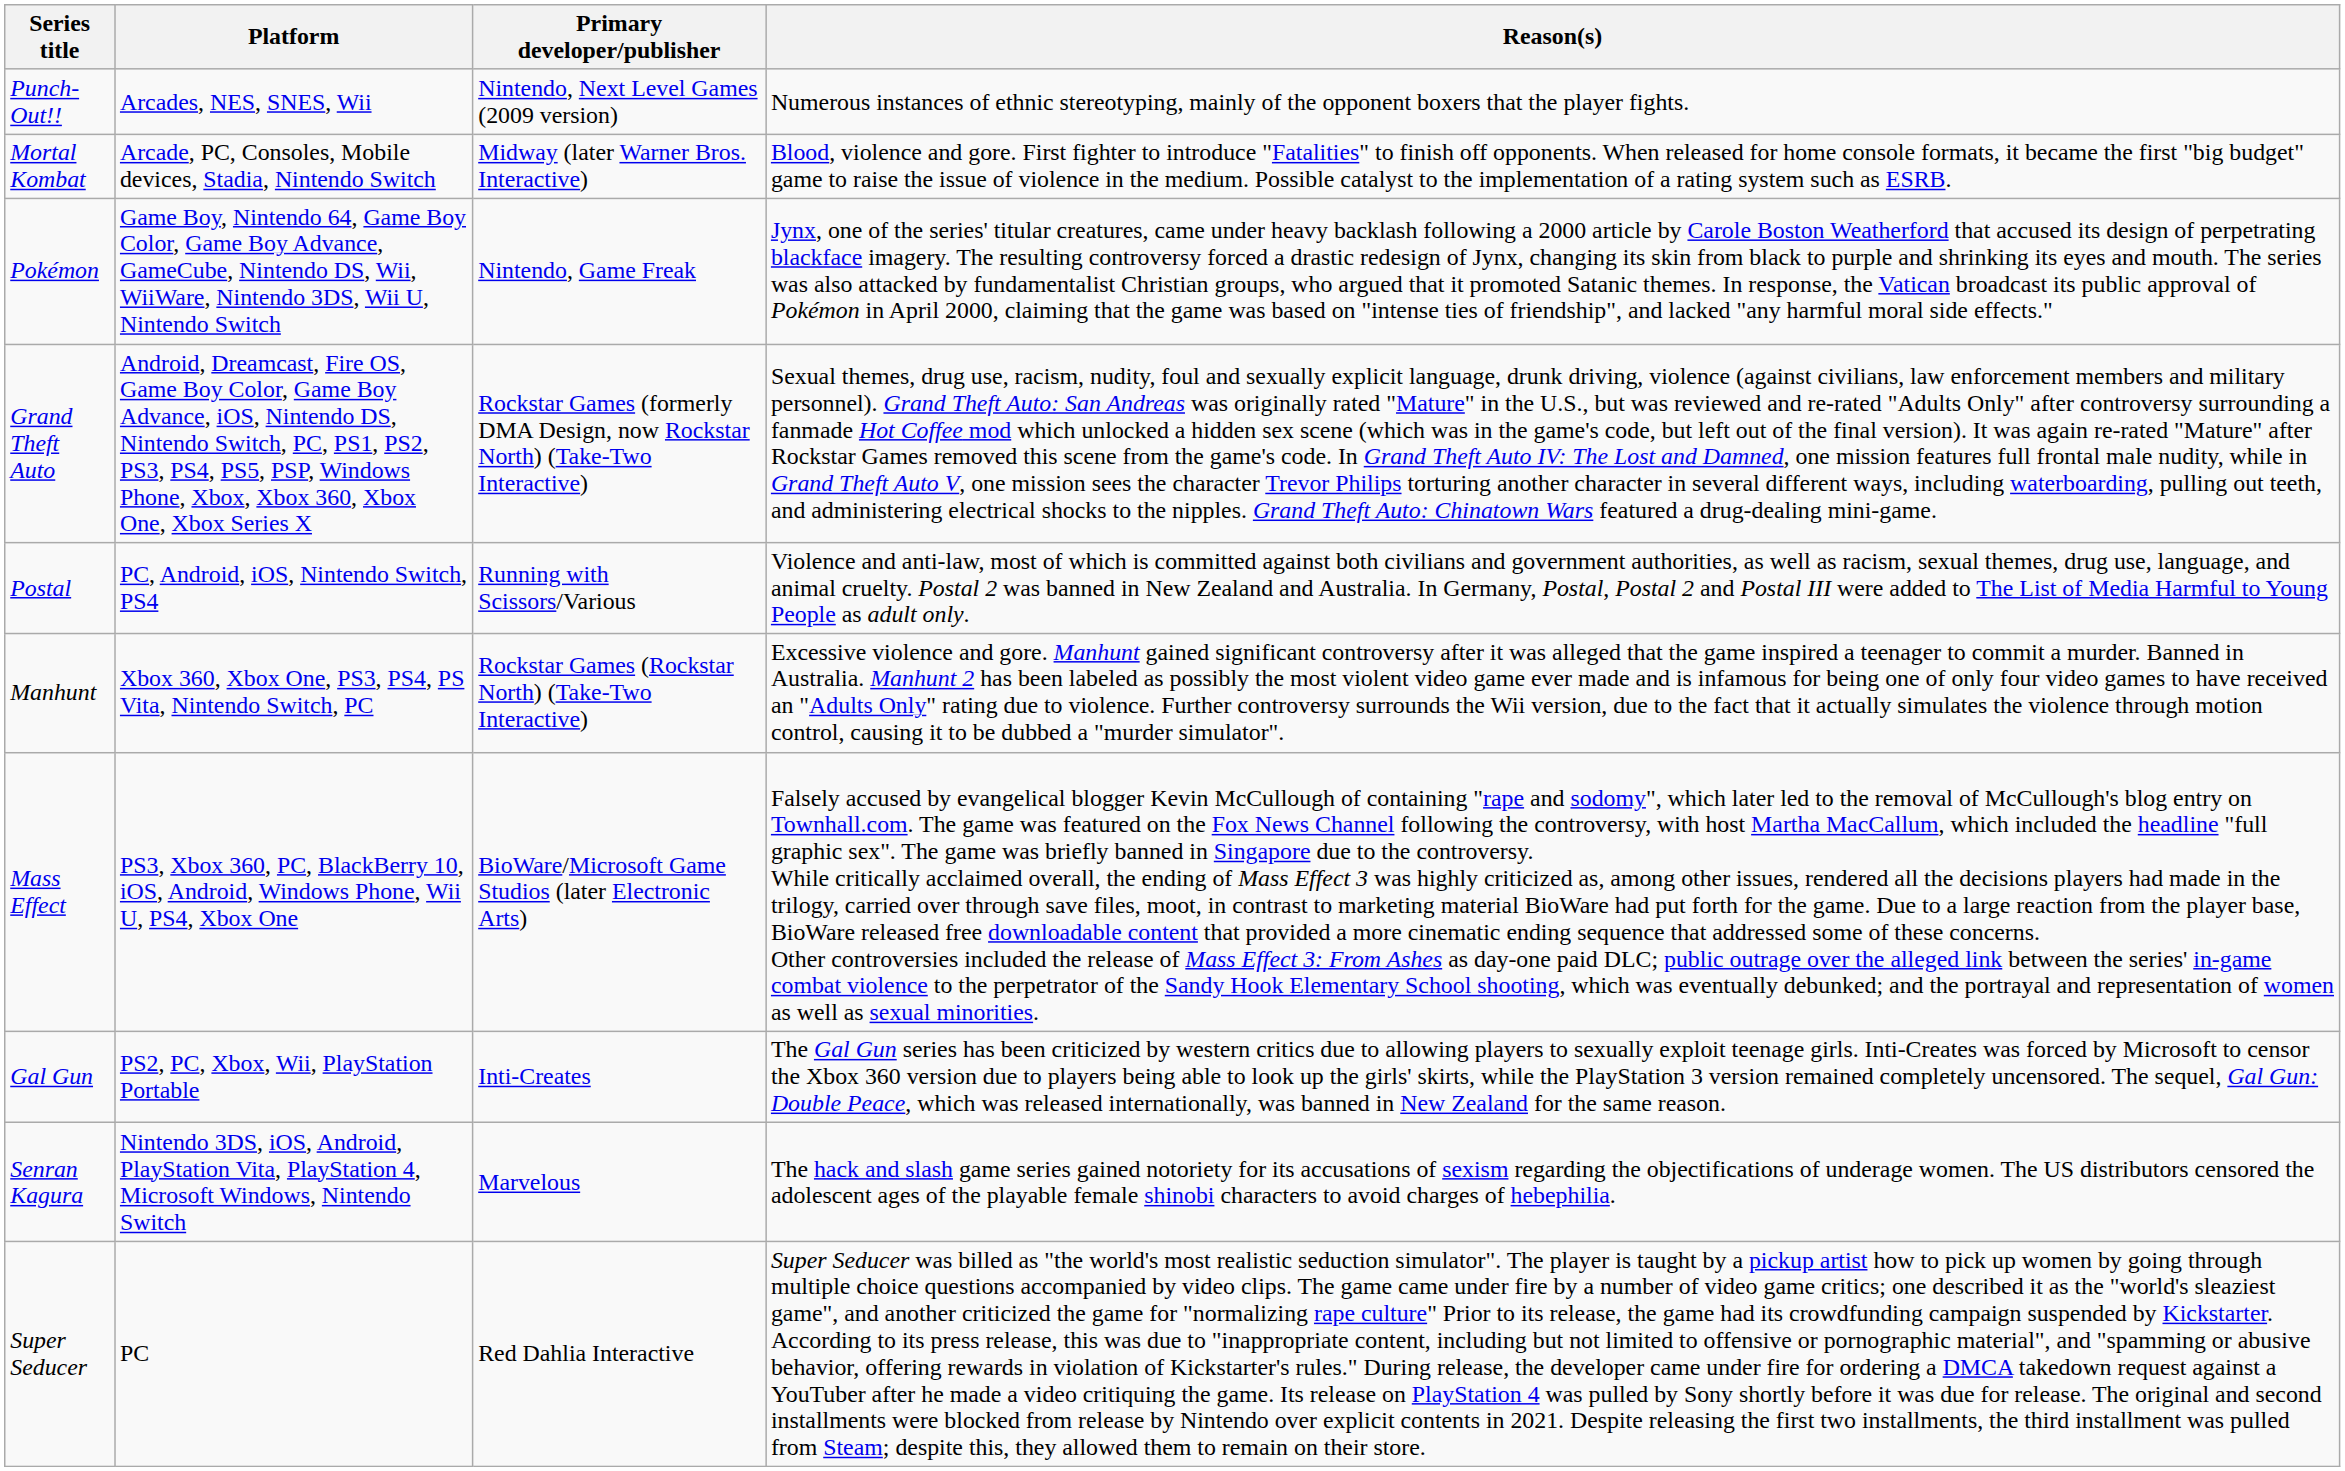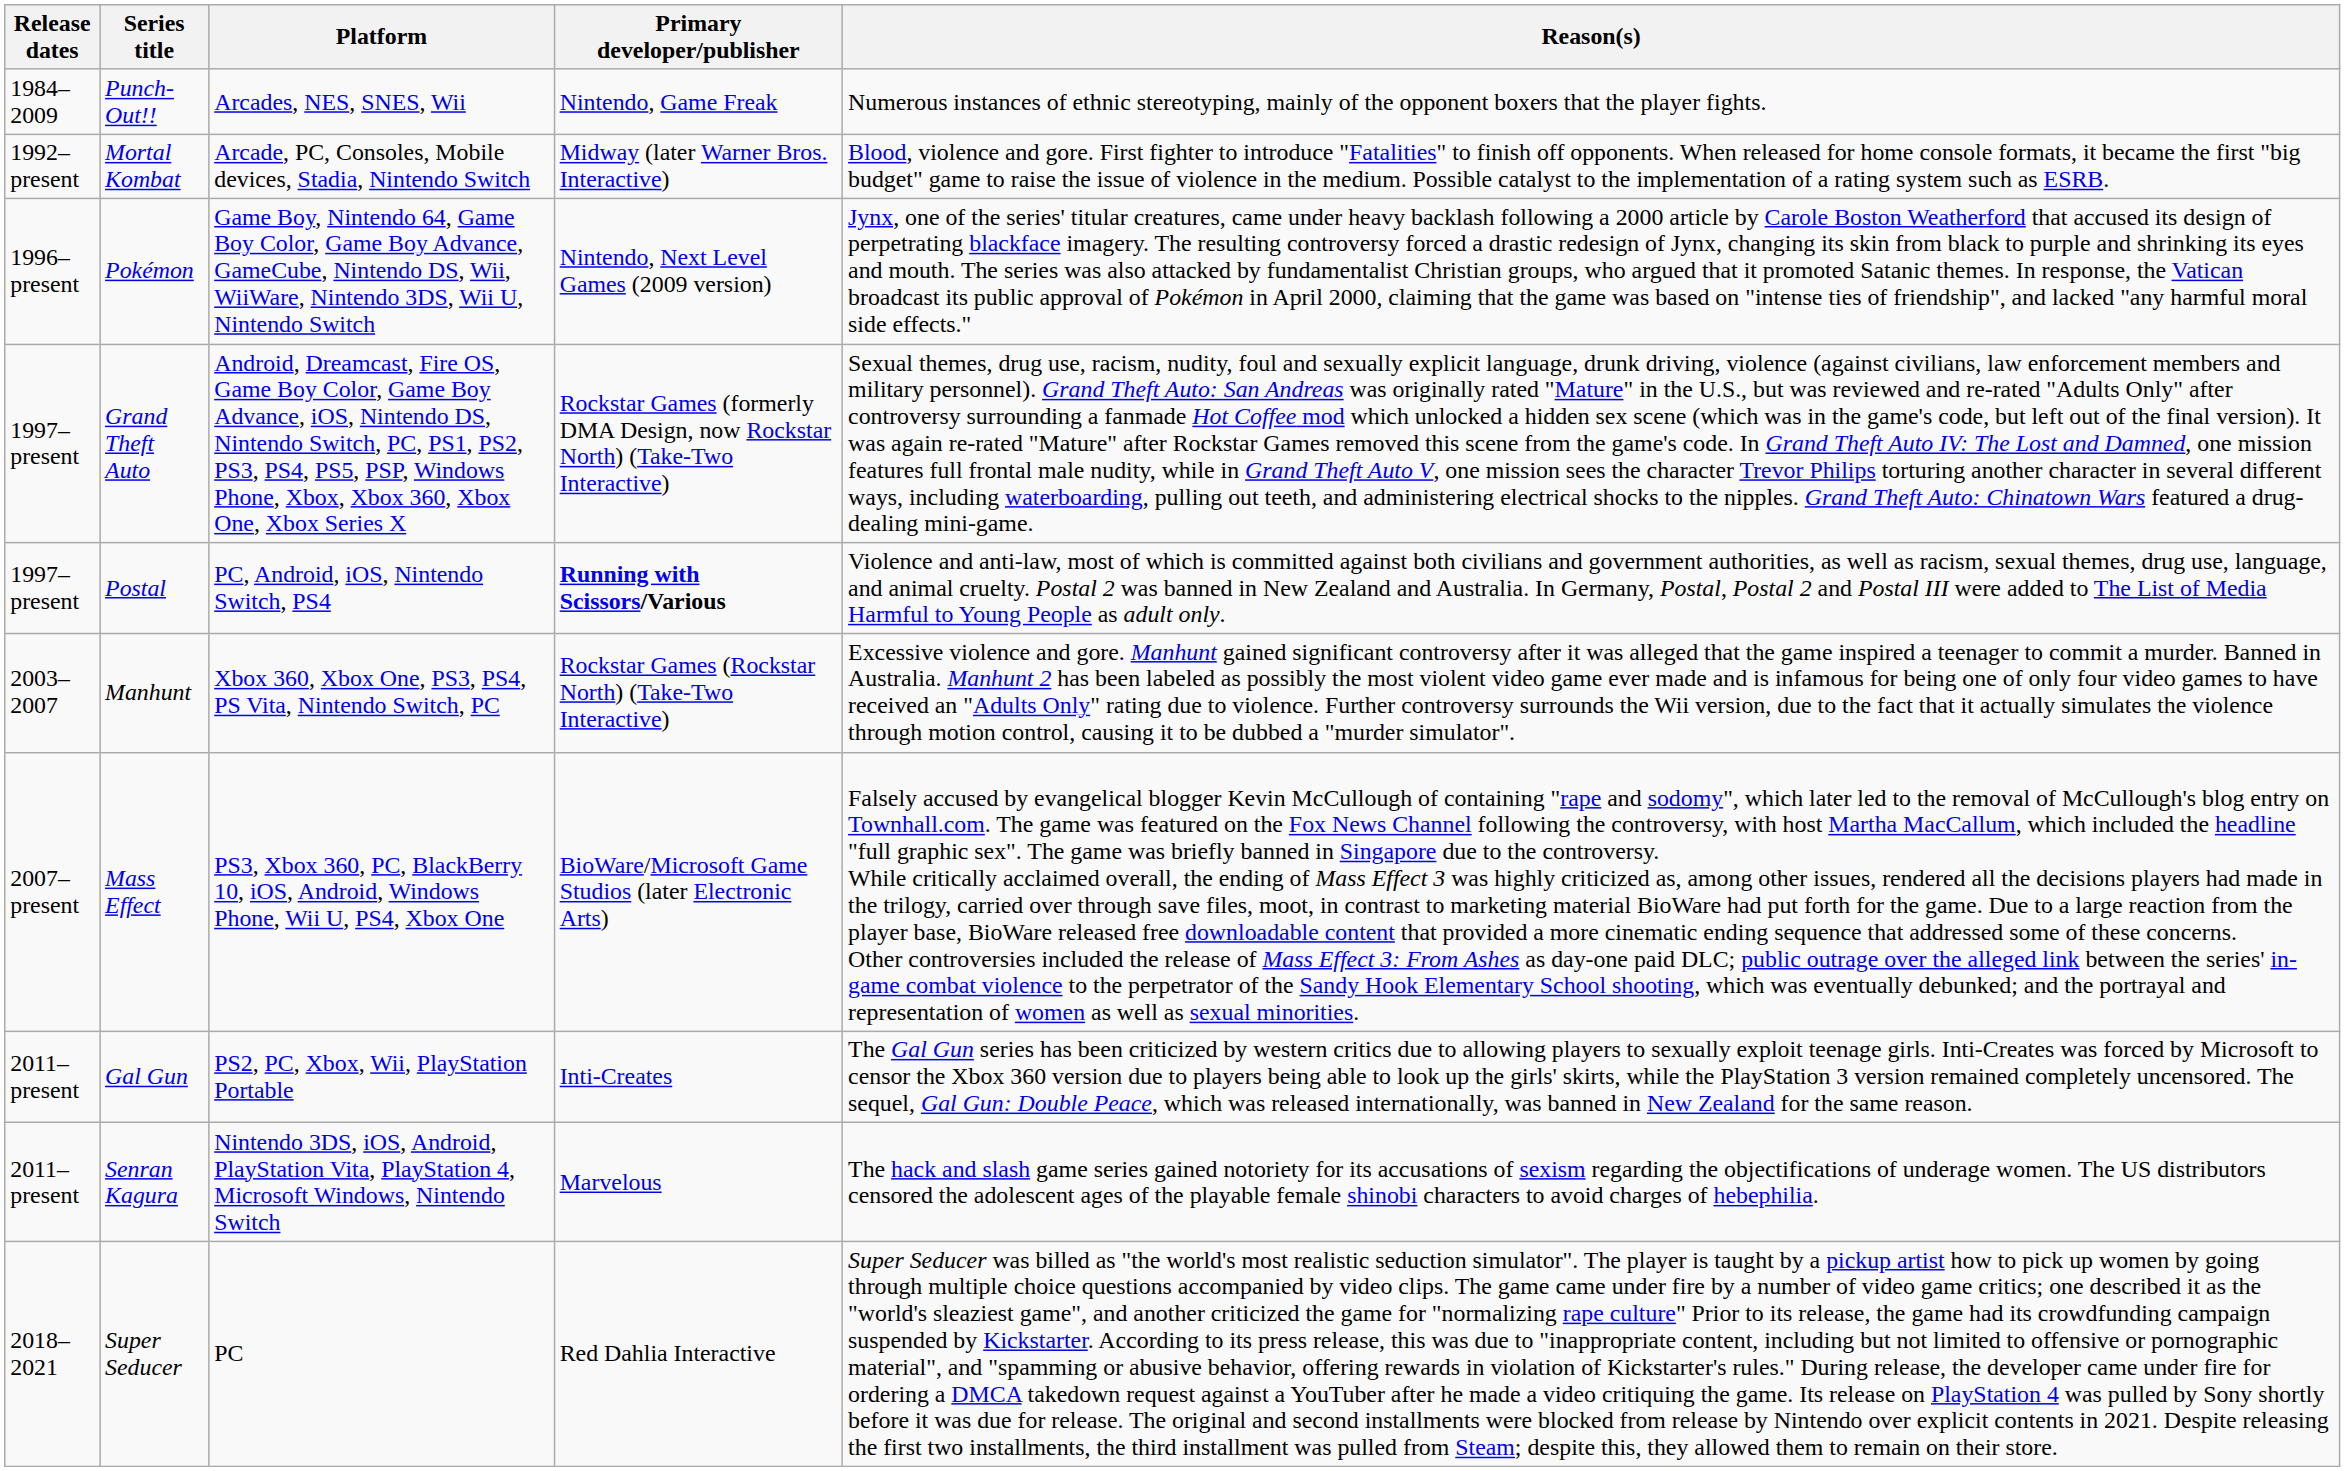+ column: (52, 36)
(618, 101) Nintendo, Next Level Games (2009 version) -> (669, 101) Nintendo, Game Freak
(587, 270) Nintendo, Game Freak -> (666, 270) Nintendo, Next Level Games (2009 version)
(557, 587) normal -> (643, 587) bold
